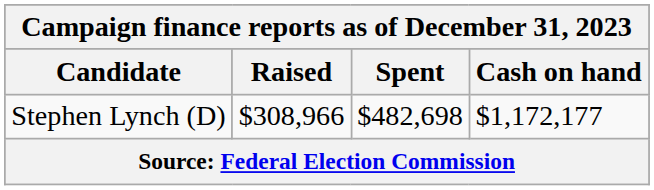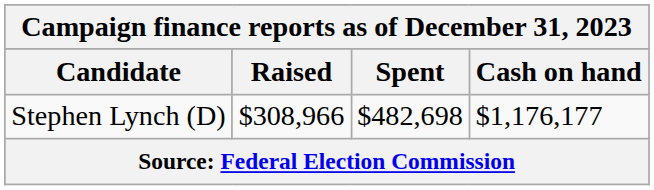(539, 116) $1,172,177 -> (539, 116) $1,176,177
